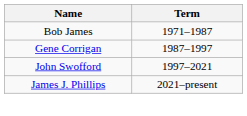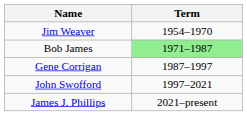+ row: (68, 31)
(187, 31) no background -> (187, 48) lightgreen background
